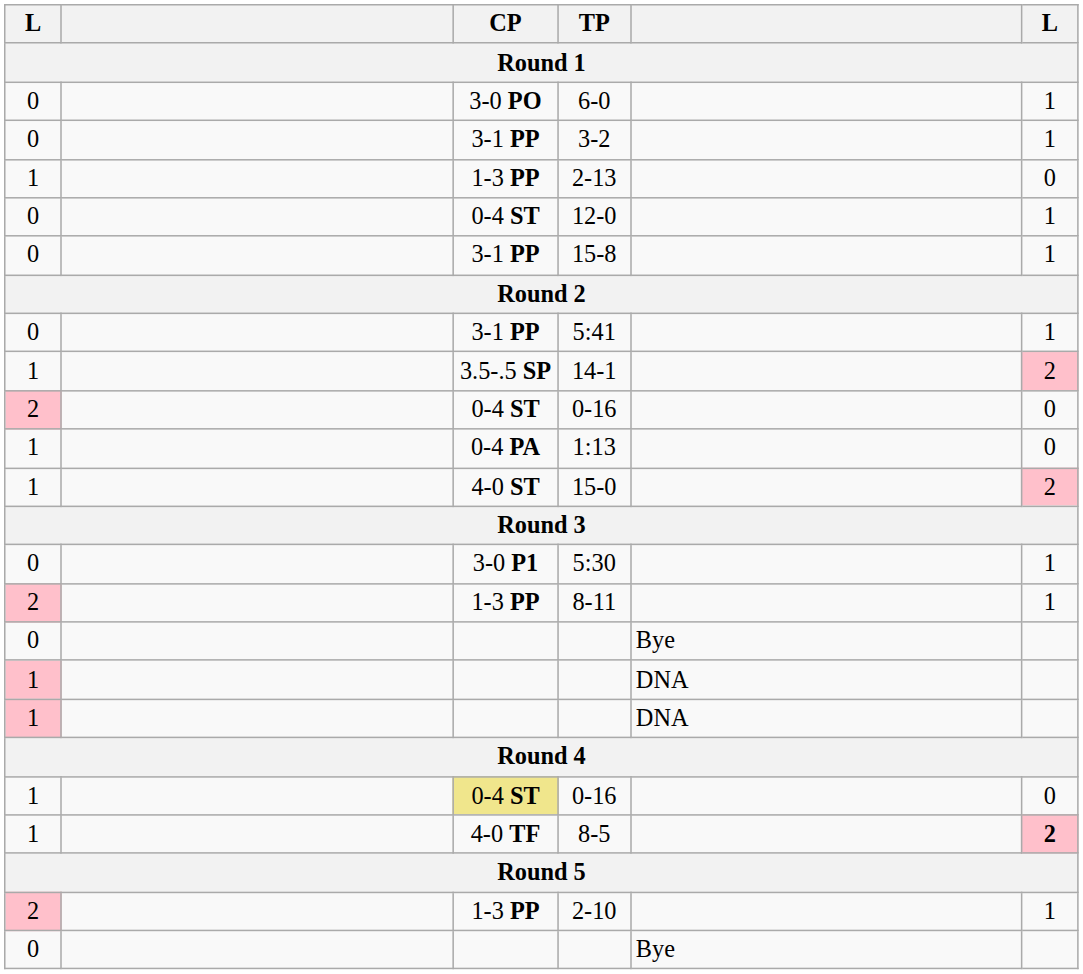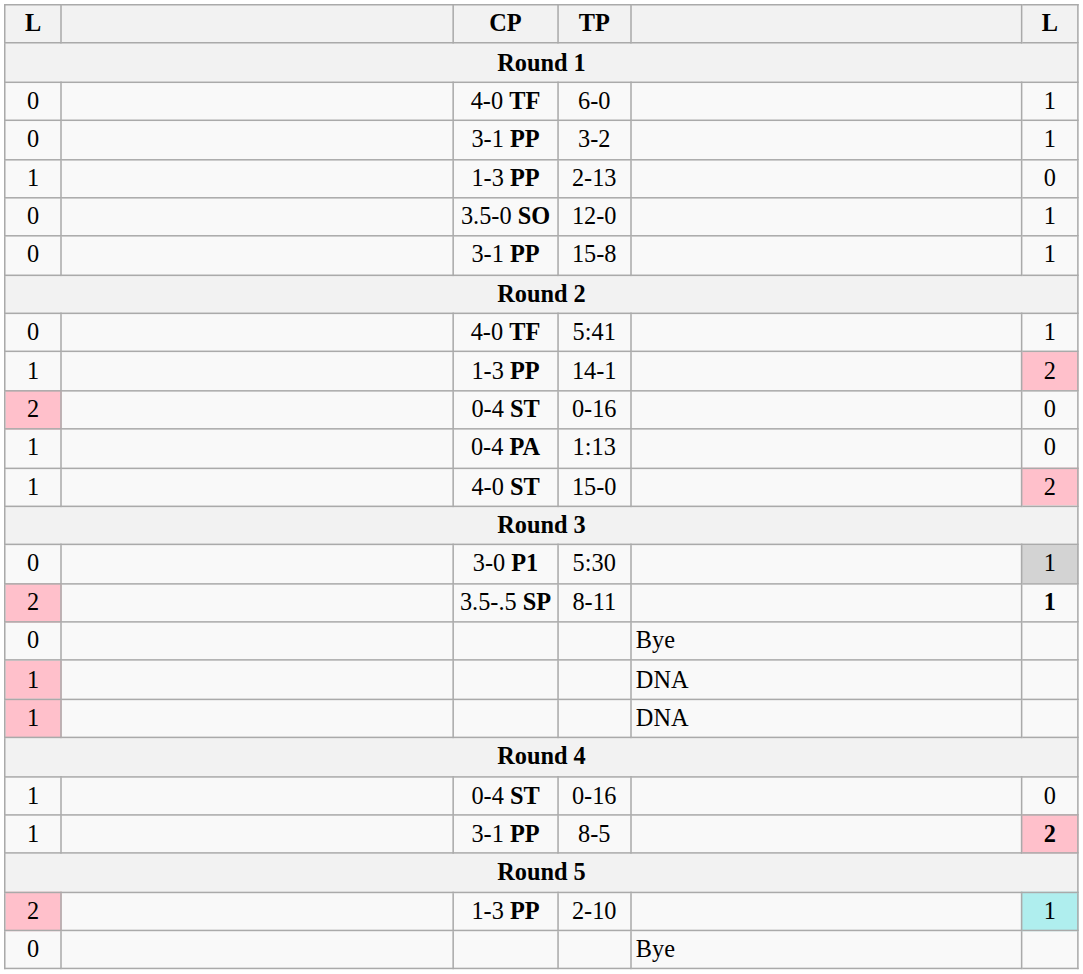(505, 100) 3-0 PO -> (506, 100) 4-0 TF
(506, 216) 0-4 ST -> (505, 216) 3.5-0 SO
(506, 332) 3-1 PP -> (506, 332) 4-0 TF
(506, 370) 3.5-.5 SP -> (506, 370) 1-3 PP
(1050, 563) no background -> (1050, 563) lightgrey background
(506, 602) 1-3 PP -> (506, 602) 3.5-.5 SP
(1050, 602) normal -> (1050, 602) bold
(506, 795) khaki background -> (506, 795) no background
(506, 833) 4-0 TF -> (506, 833) 3-1 PP
(1050, 910) no background -> (1050, 910) paleturquoise background
